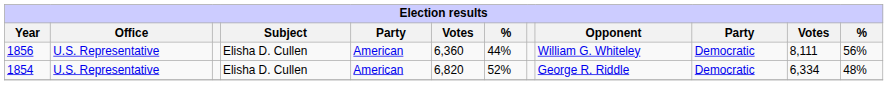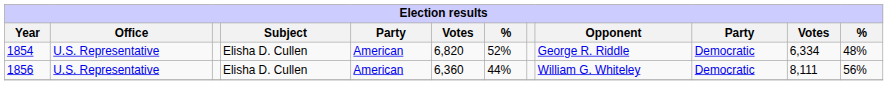rows swapped: (20, 70) <-> (20, 51)
